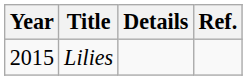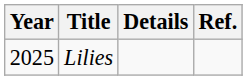(32, 57) 2015 -> (32, 57) 2025
